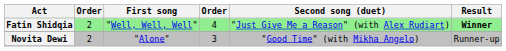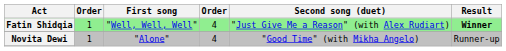(89, 25) 2 -> (89, 25) 1
(89, 39) 2 -> (89, 39) 1
(214, 39) 3 -> (214, 39) 4
